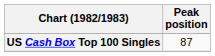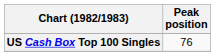(186, 42) 87 -> (186, 42) 76
